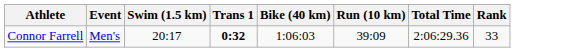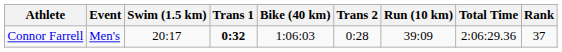+ column: (357, 15)
(492, 36) 33 -> (539, 36) 37
